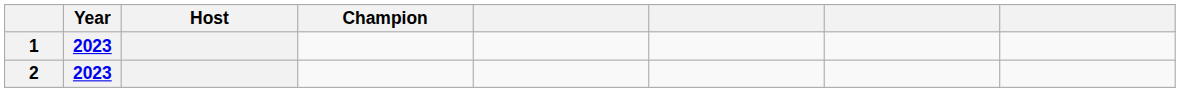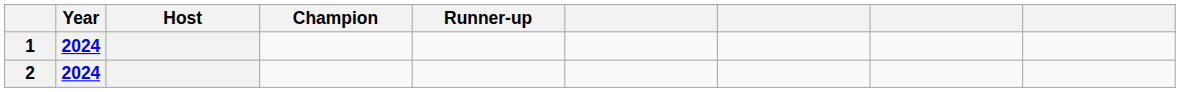+ column: (488, 18)
(92, 45) 2023 -> (81, 45) 2024
(92, 73) 2023 -> (81, 73) 2024
